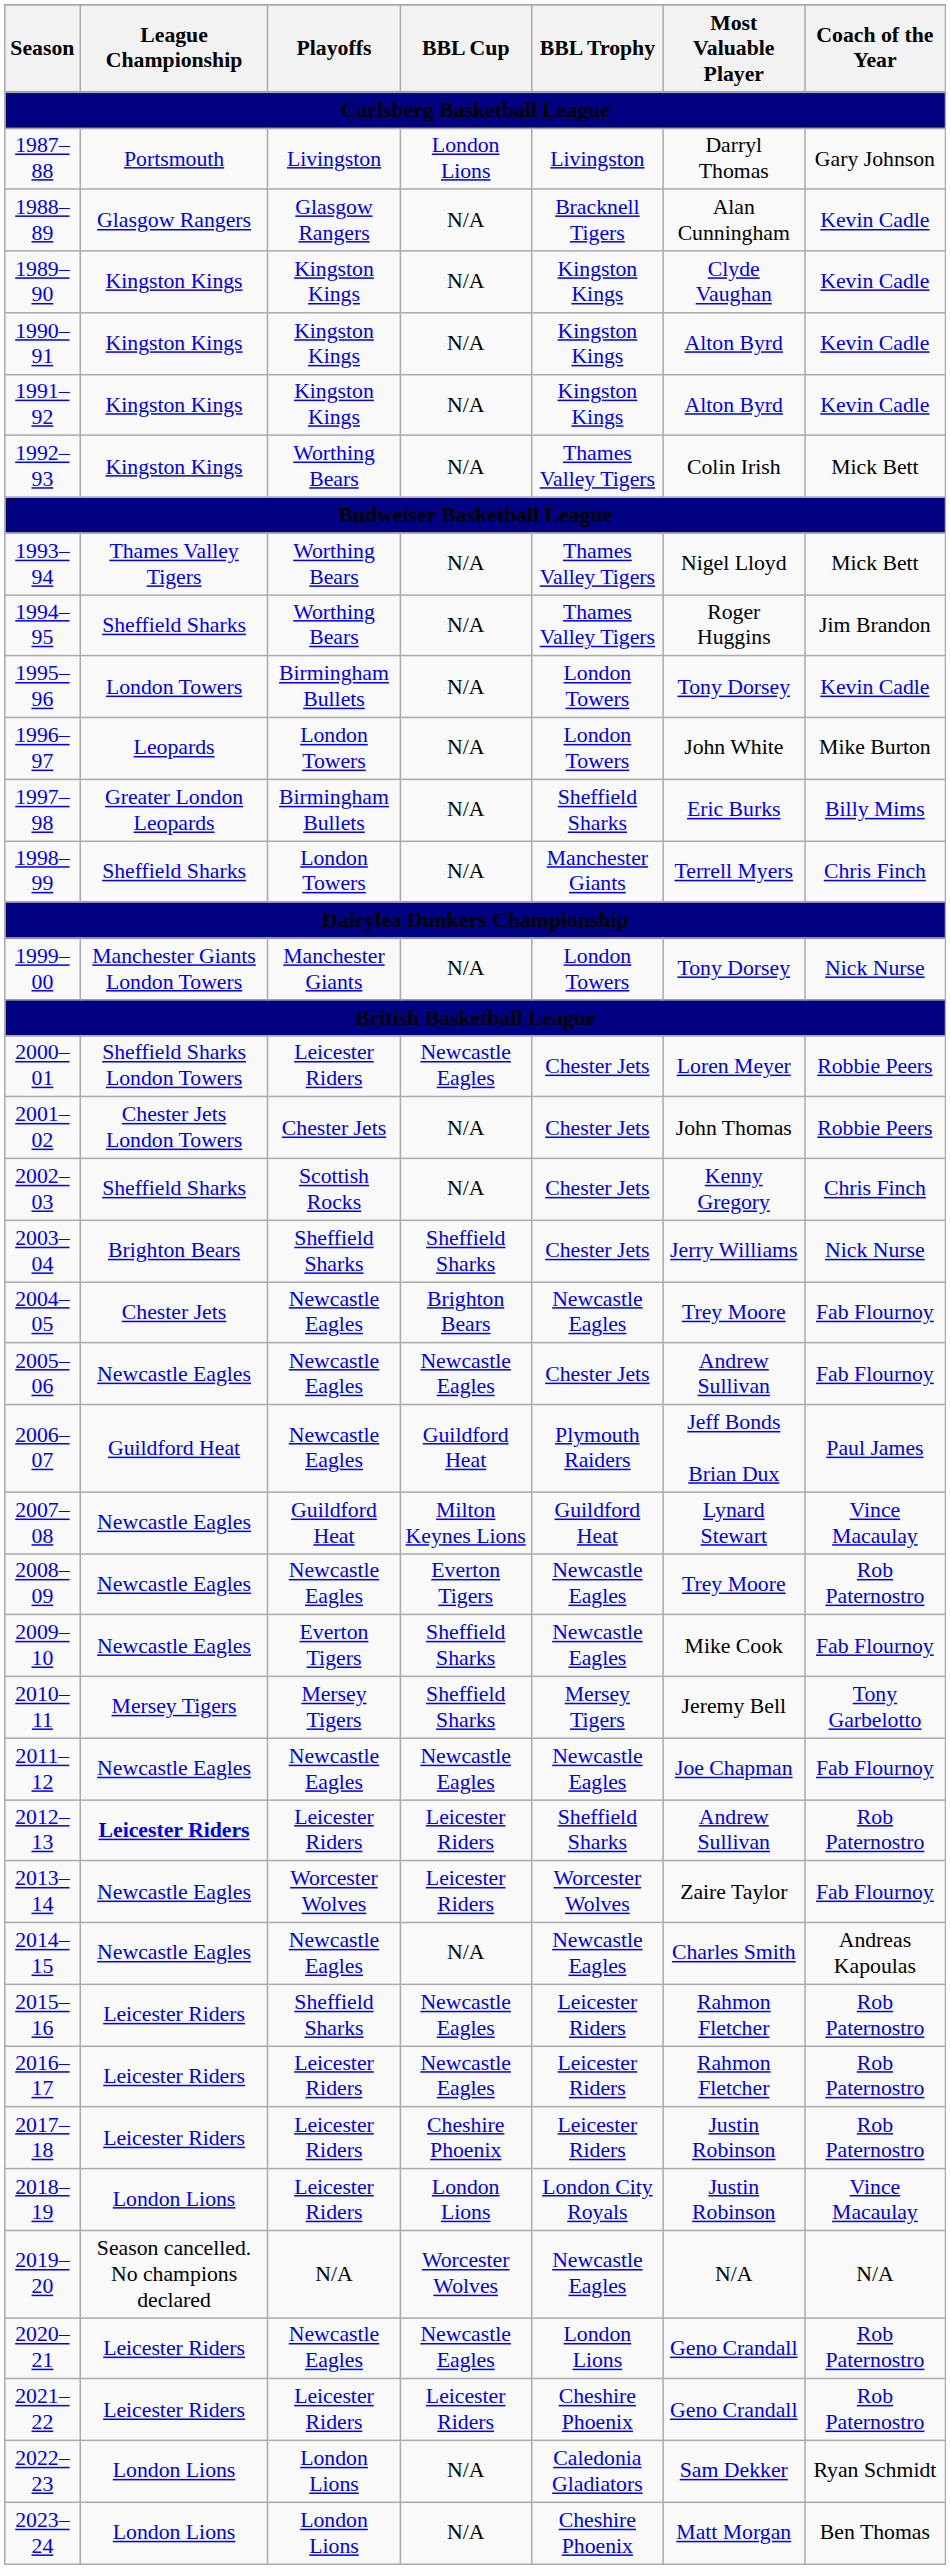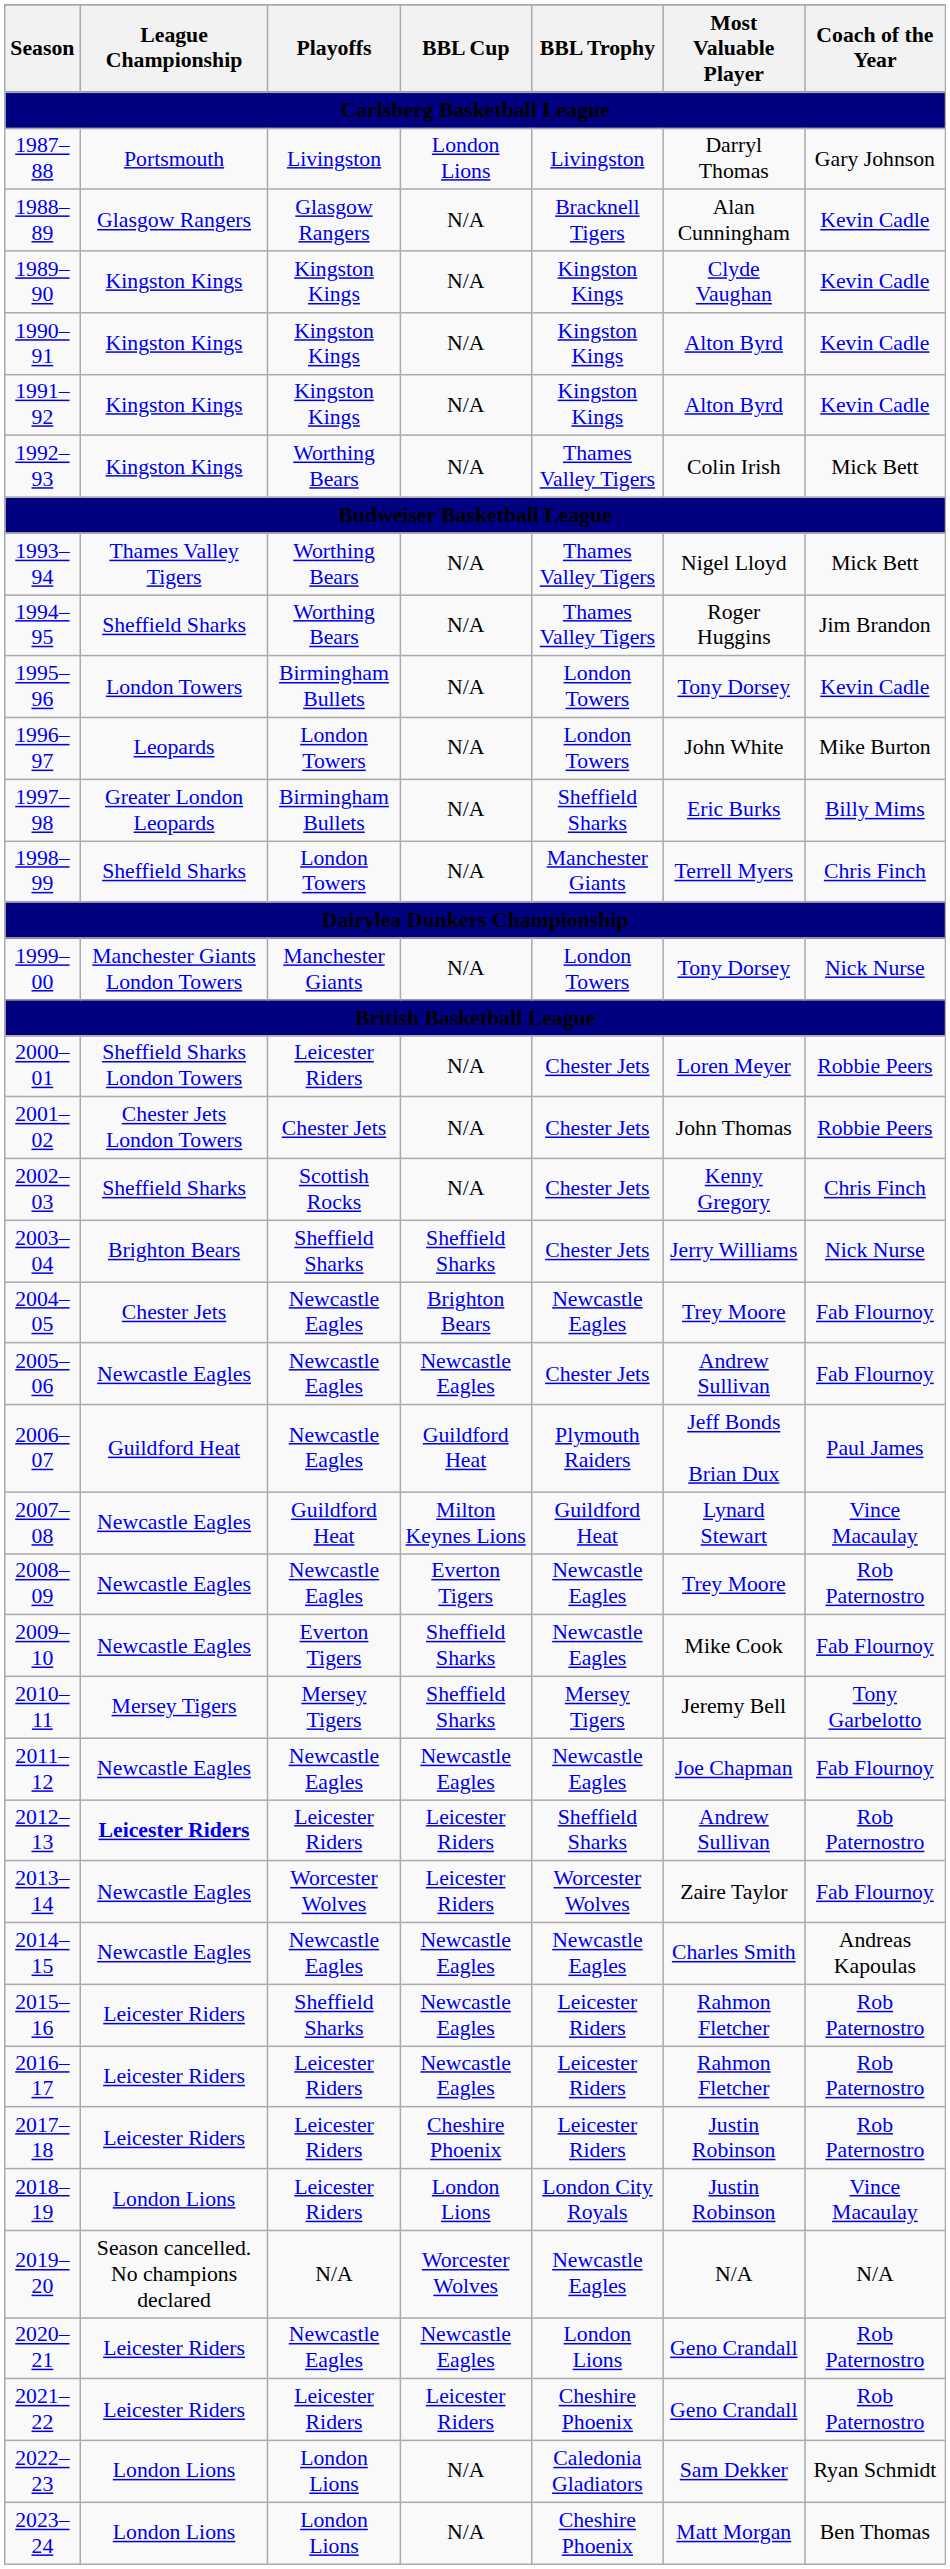(466, 1066) Newcastle Eagles -> (466, 1066) N/A
(466, 1953) N/A -> (466, 1953) Newcastle Eagles
